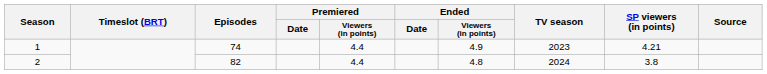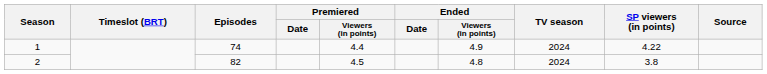(559, 47) 2023 -> (559, 47) 2024
(651, 47) 4.21 -> (651, 47) 4.22
(357, 62) 4.4 -> (357, 62) 4.5
